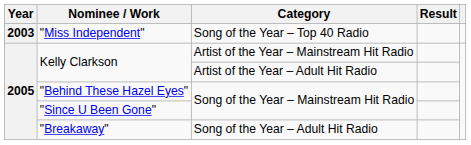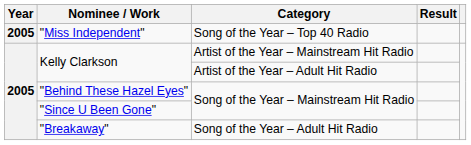(21, 33) 2003 -> (21, 33) 2005
